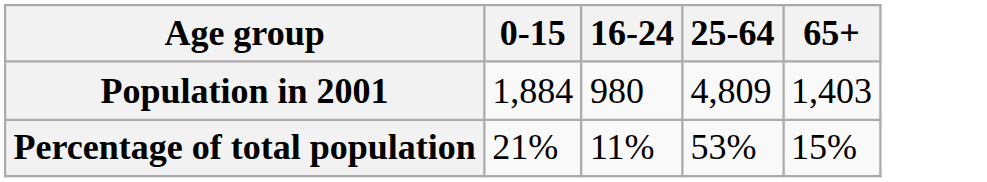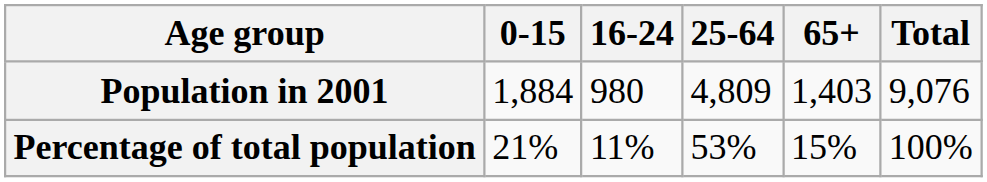+ column: (931, 33)
